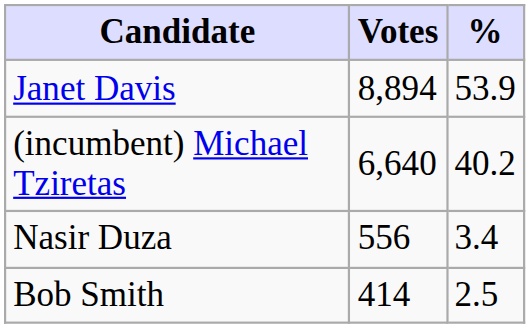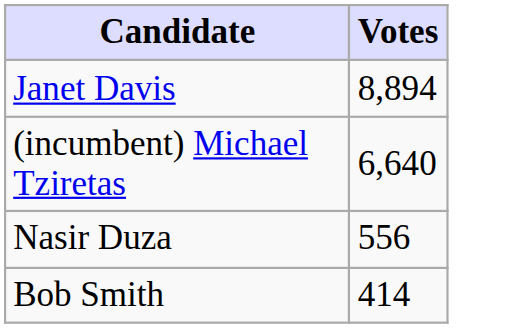- column: (485, 32)
